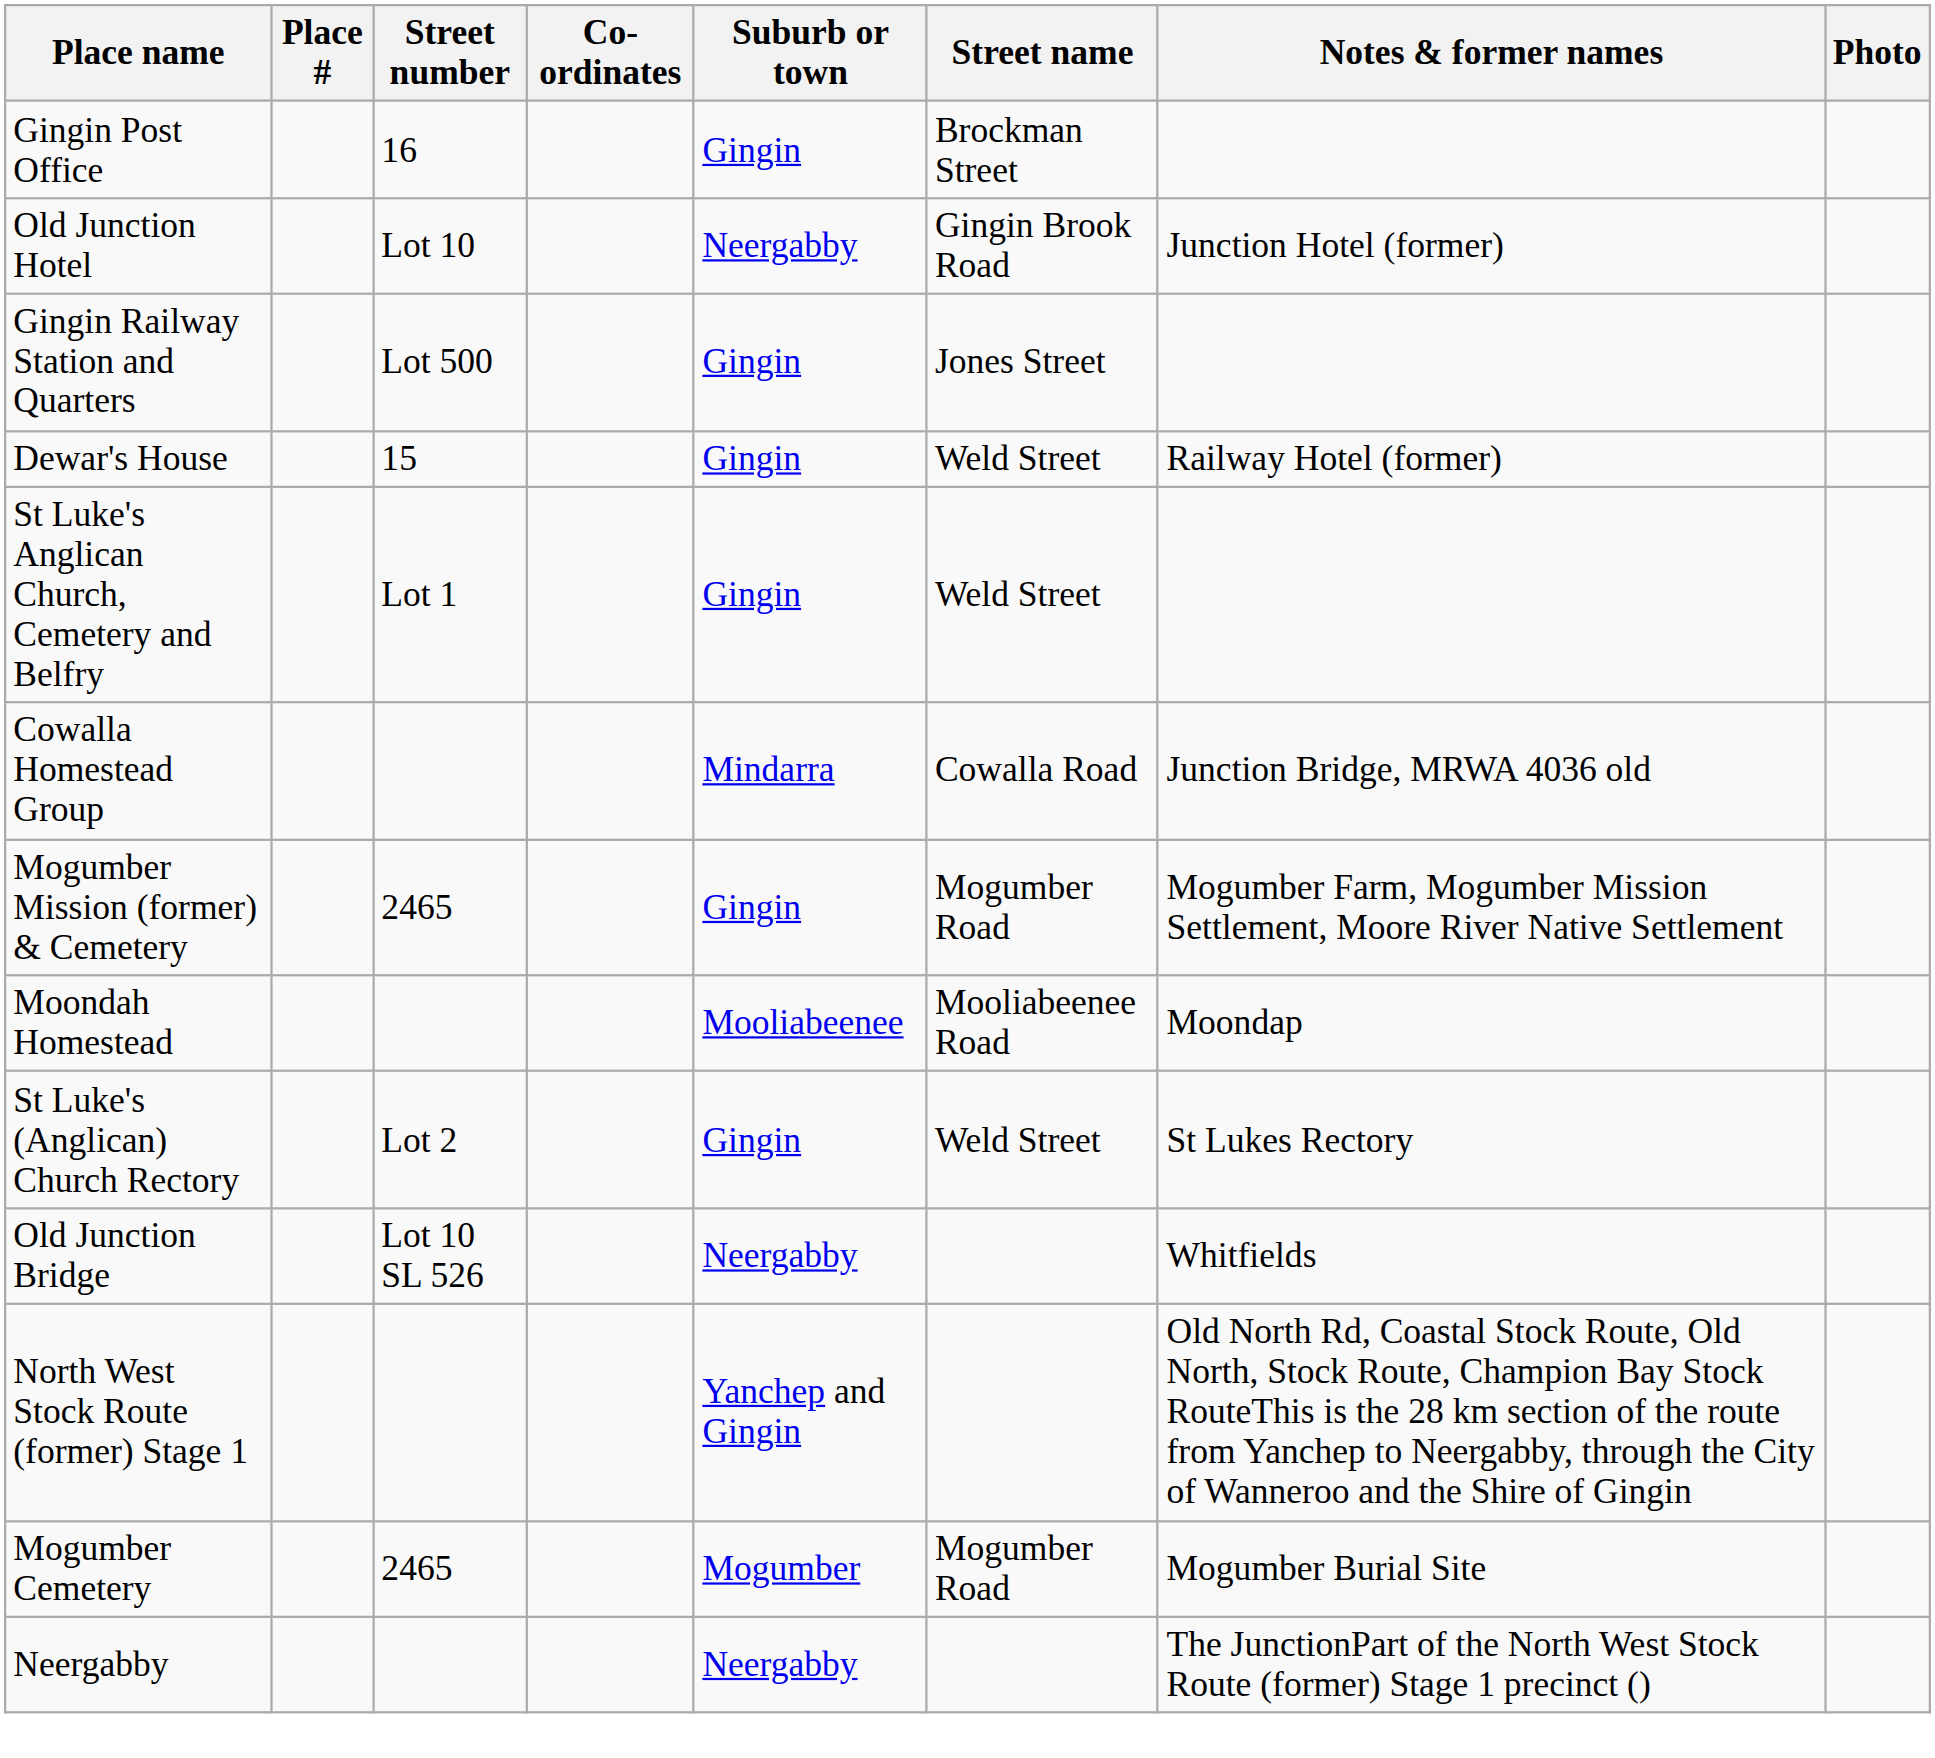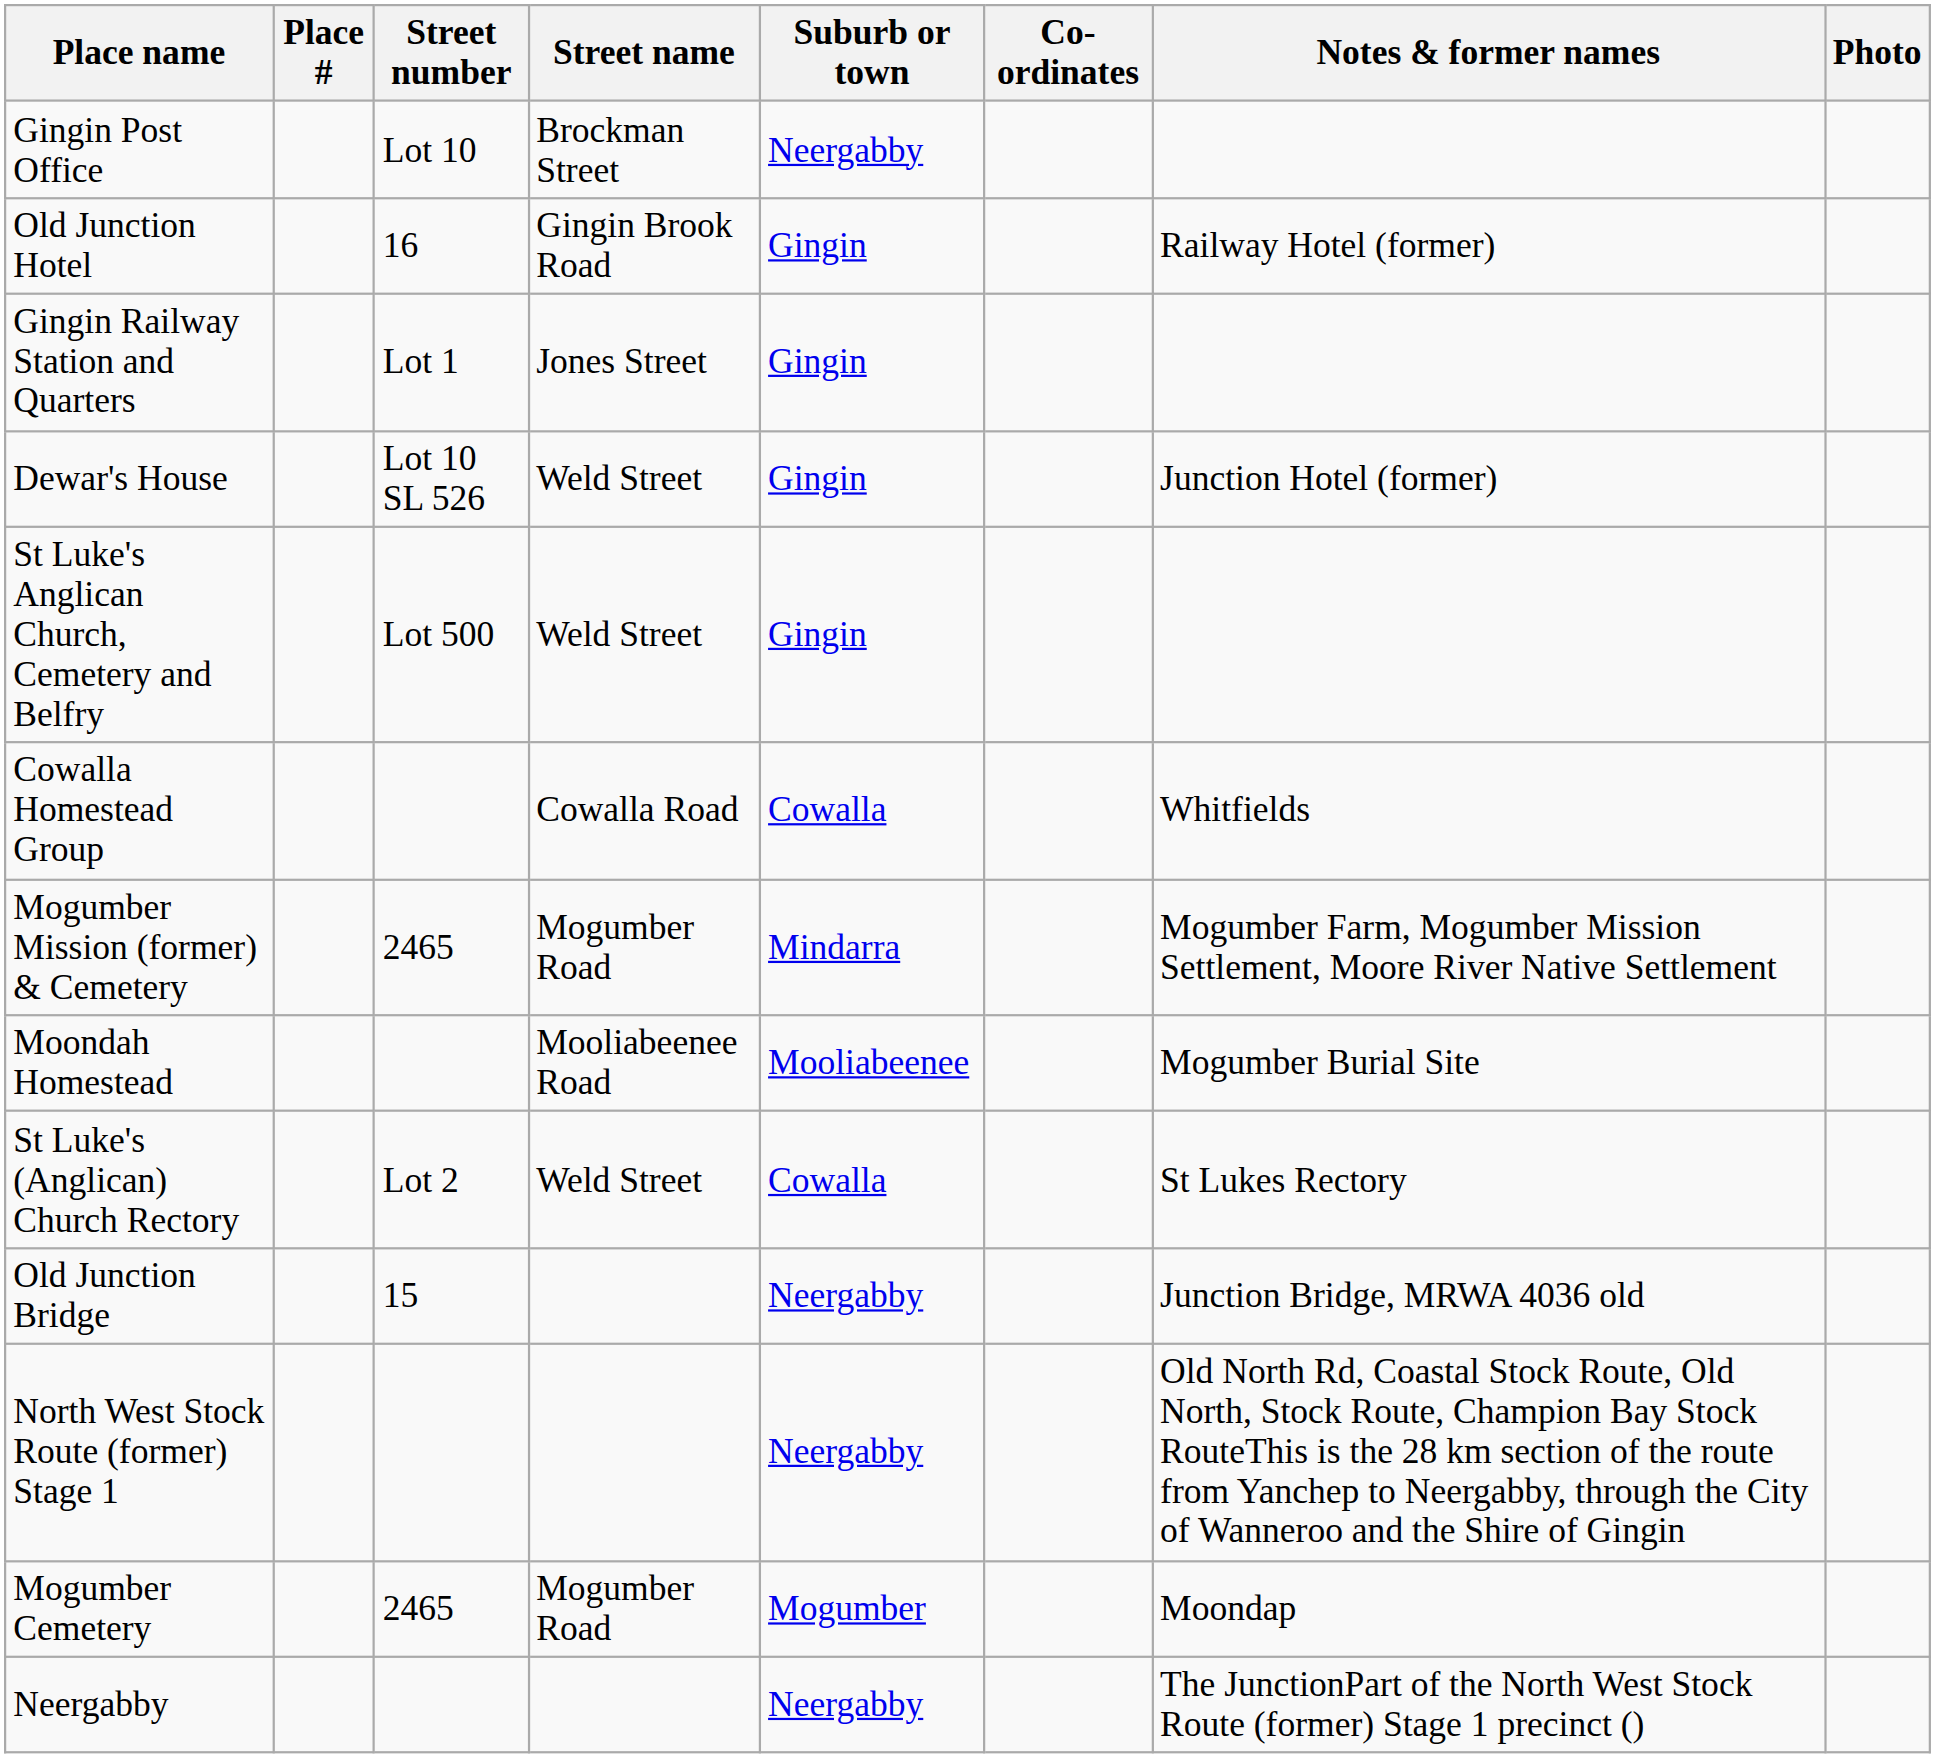columns swapped: (1043, 52) <-> (610, 52)
(399, 148) 16 -> (430, 148) Lot 10
(752, 148) Gingin -> (846, 148) Neergabby
(428, 245) Lot 10 -> (400, 245) 16
(780, 245) Neergabby -> (817, 245) Gingin
(1335, 245) Junction Hotel (former) -> (1328, 245) Railway Hotel (former)
(437, 361) Lot 500 -> (421, 361) Lot 1
(399, 457) 15 -> (434, 477) Lot 10 SL 526
(1334, 457) Railway Hotel (former) -> (1329, 477) Junction Hotel (former)
(419, 594) Lot 1 -> (438, 634) Lot 500
(768, 770) Mindarra -> (827, 810) Cowalla
(1409, 770) Junction Bridge, MRWA 4036 old -> (1235, 810) Whitfields
(752, 906) Gingin -> (834, 946) Mindarra
(1235, 1022) Moondap -> (1320, 1062) Mogumber Burial Site
(752, 1139) Gingin -> (827, 1179) Cowalla
(433, 1255) Lot 10 SL 526 -> (400, 1295) 15
(1241, 1255) Whitfields -> (1402, 1295) Junction Bridge, MRWA 4036 old
(794, 1411) Yanchep and Gingin -> (846, 1451) Neergabby
(1326, 1567) Mogumber Burial Site -> (1228, 1607) Moondap
